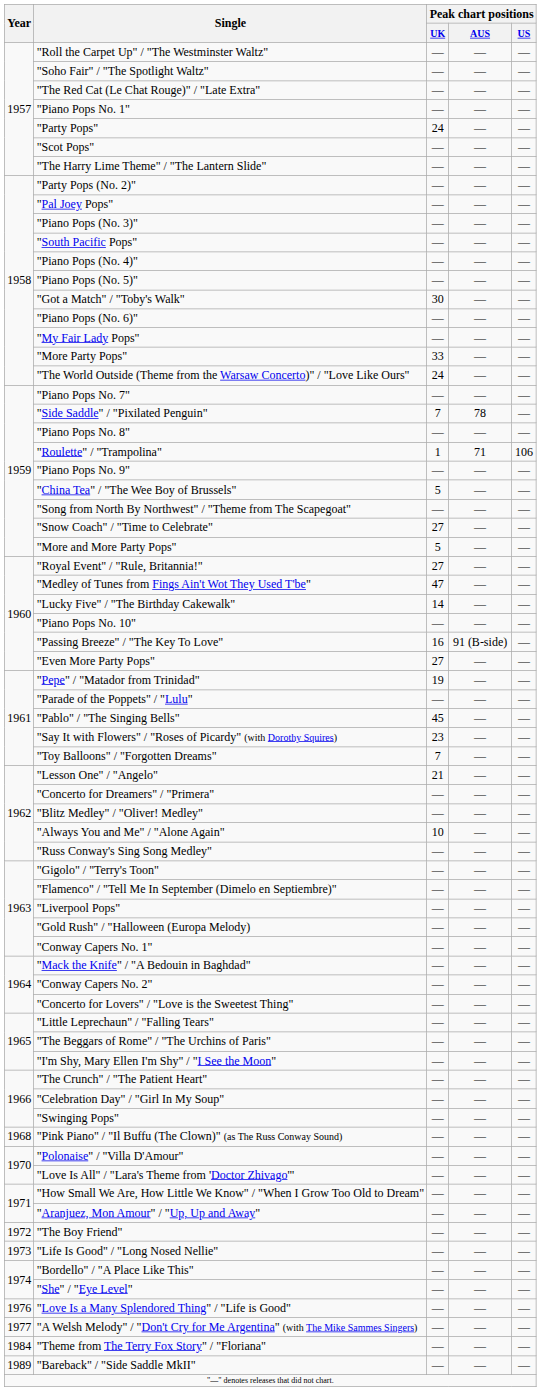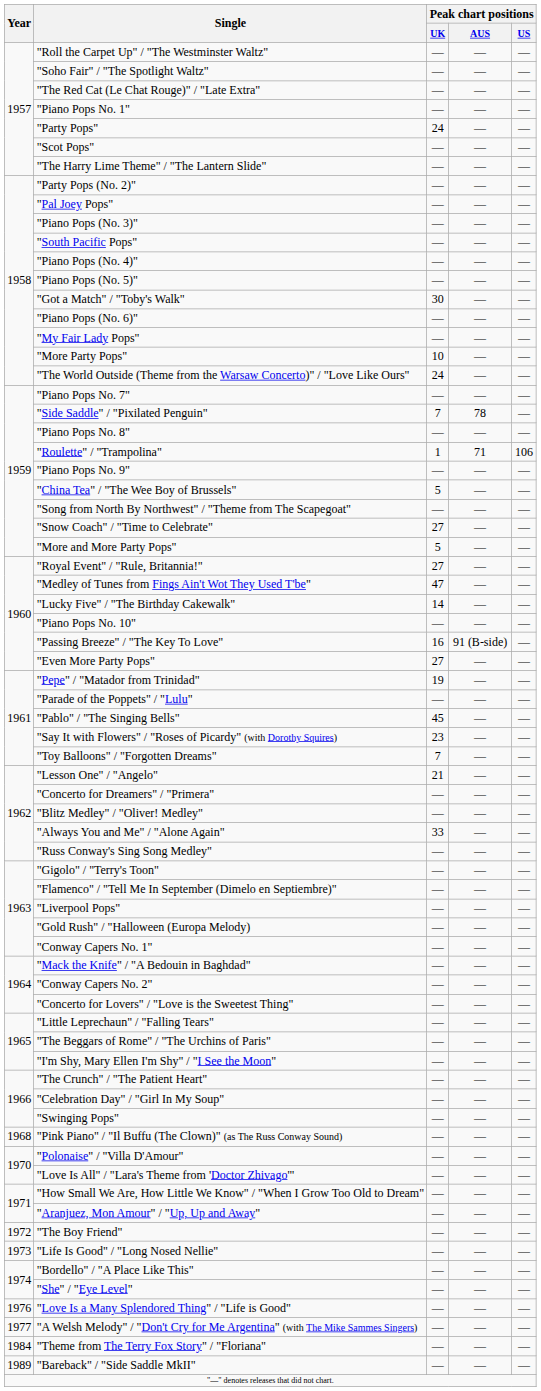(438, 356) 33 -> (438, 356) 10
(438, 832) 10 -> (438, 832) 33
